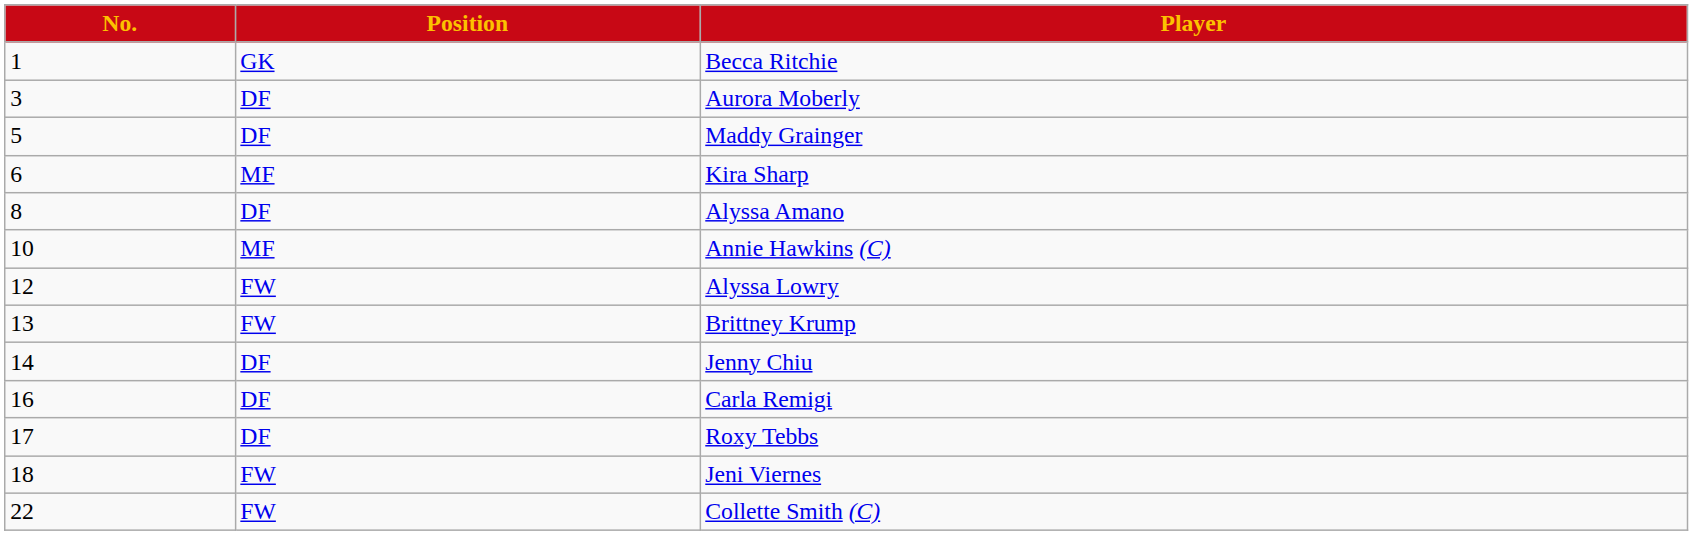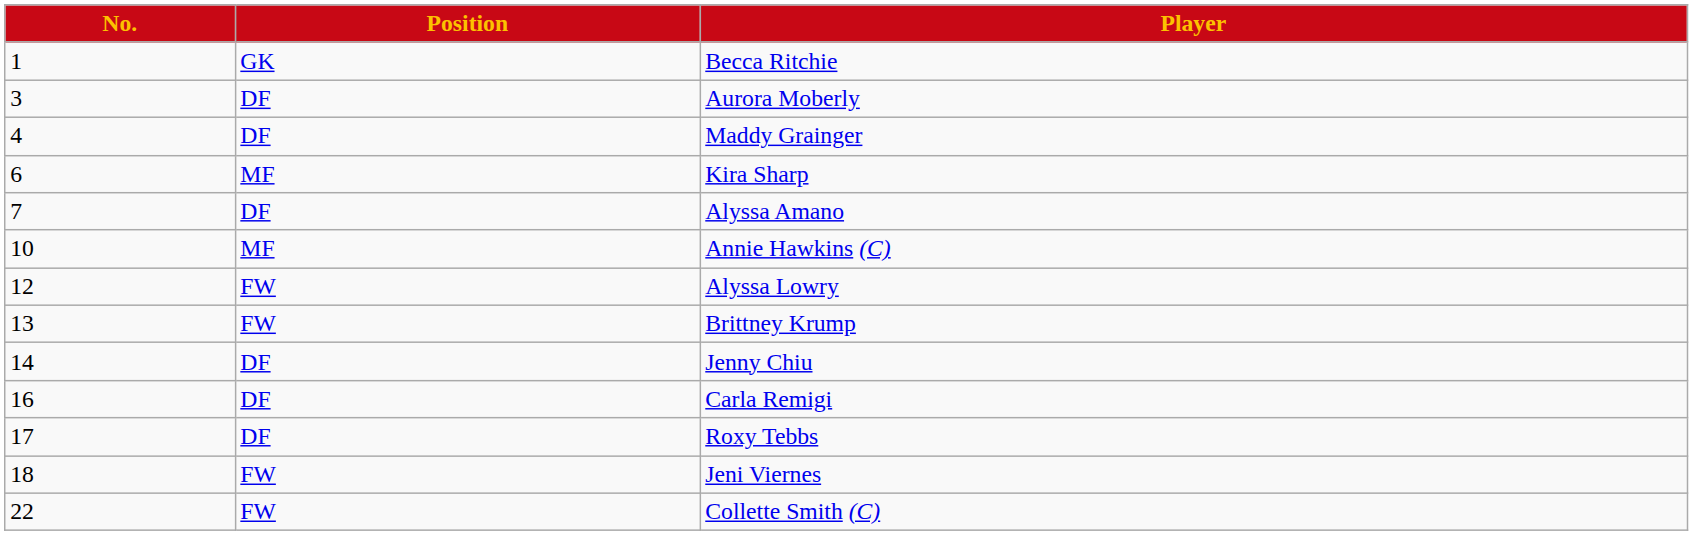(16, 135) 5 -> (16, 135) 4
(16, 211) 8 -> (16, 211) 7
